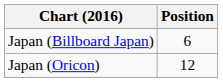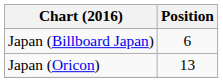(187, 65) 12 -> (187, 65) 13
